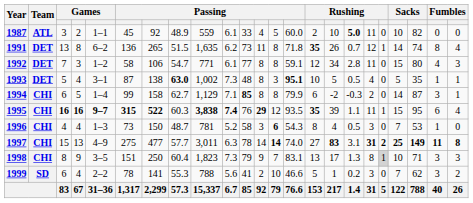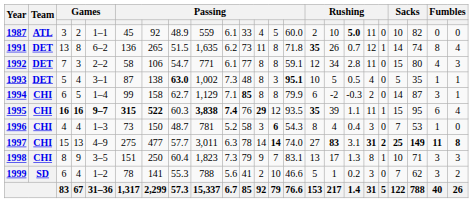(100, 64) 1–2 -> (100, 64) 2–2
(354, 127) 0.5 -> (354, 127) 0.4
(383, 158) lightgrey background -> (383, 158) no background
(100, 174) 2–2 -> (100, 174) 1–2
